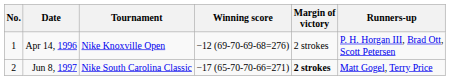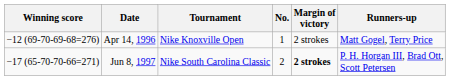columns swapped: (14, 18) <-> (243, 18)
(392, 46) P. H. Horgan III, Brad Ott, Scott Petersen -> (386, 40) Matt Gogel, Terry Price
(386, 67) Matt Gogel, Terry Price -> (392, 62) P. H. Horgan III, Brad Ott, Scott Petersen
